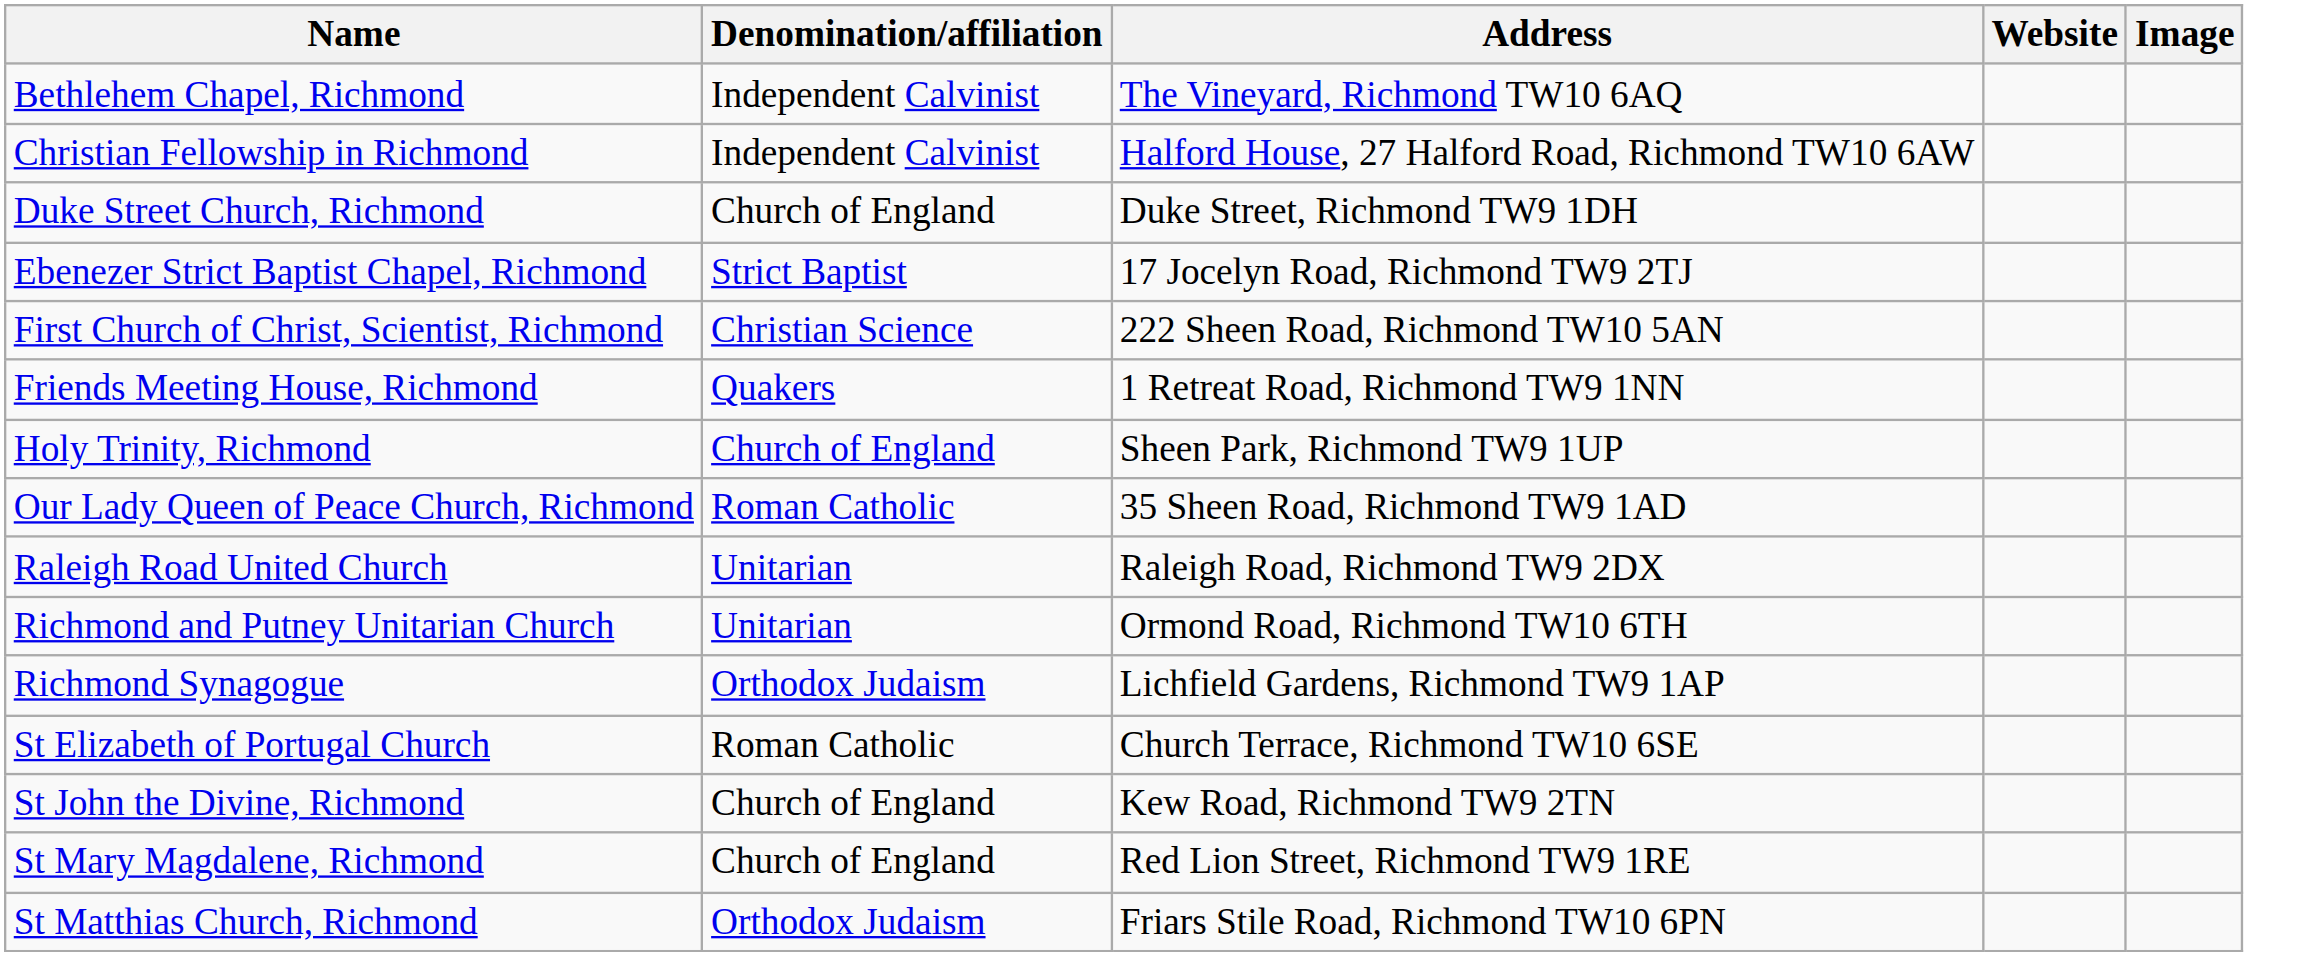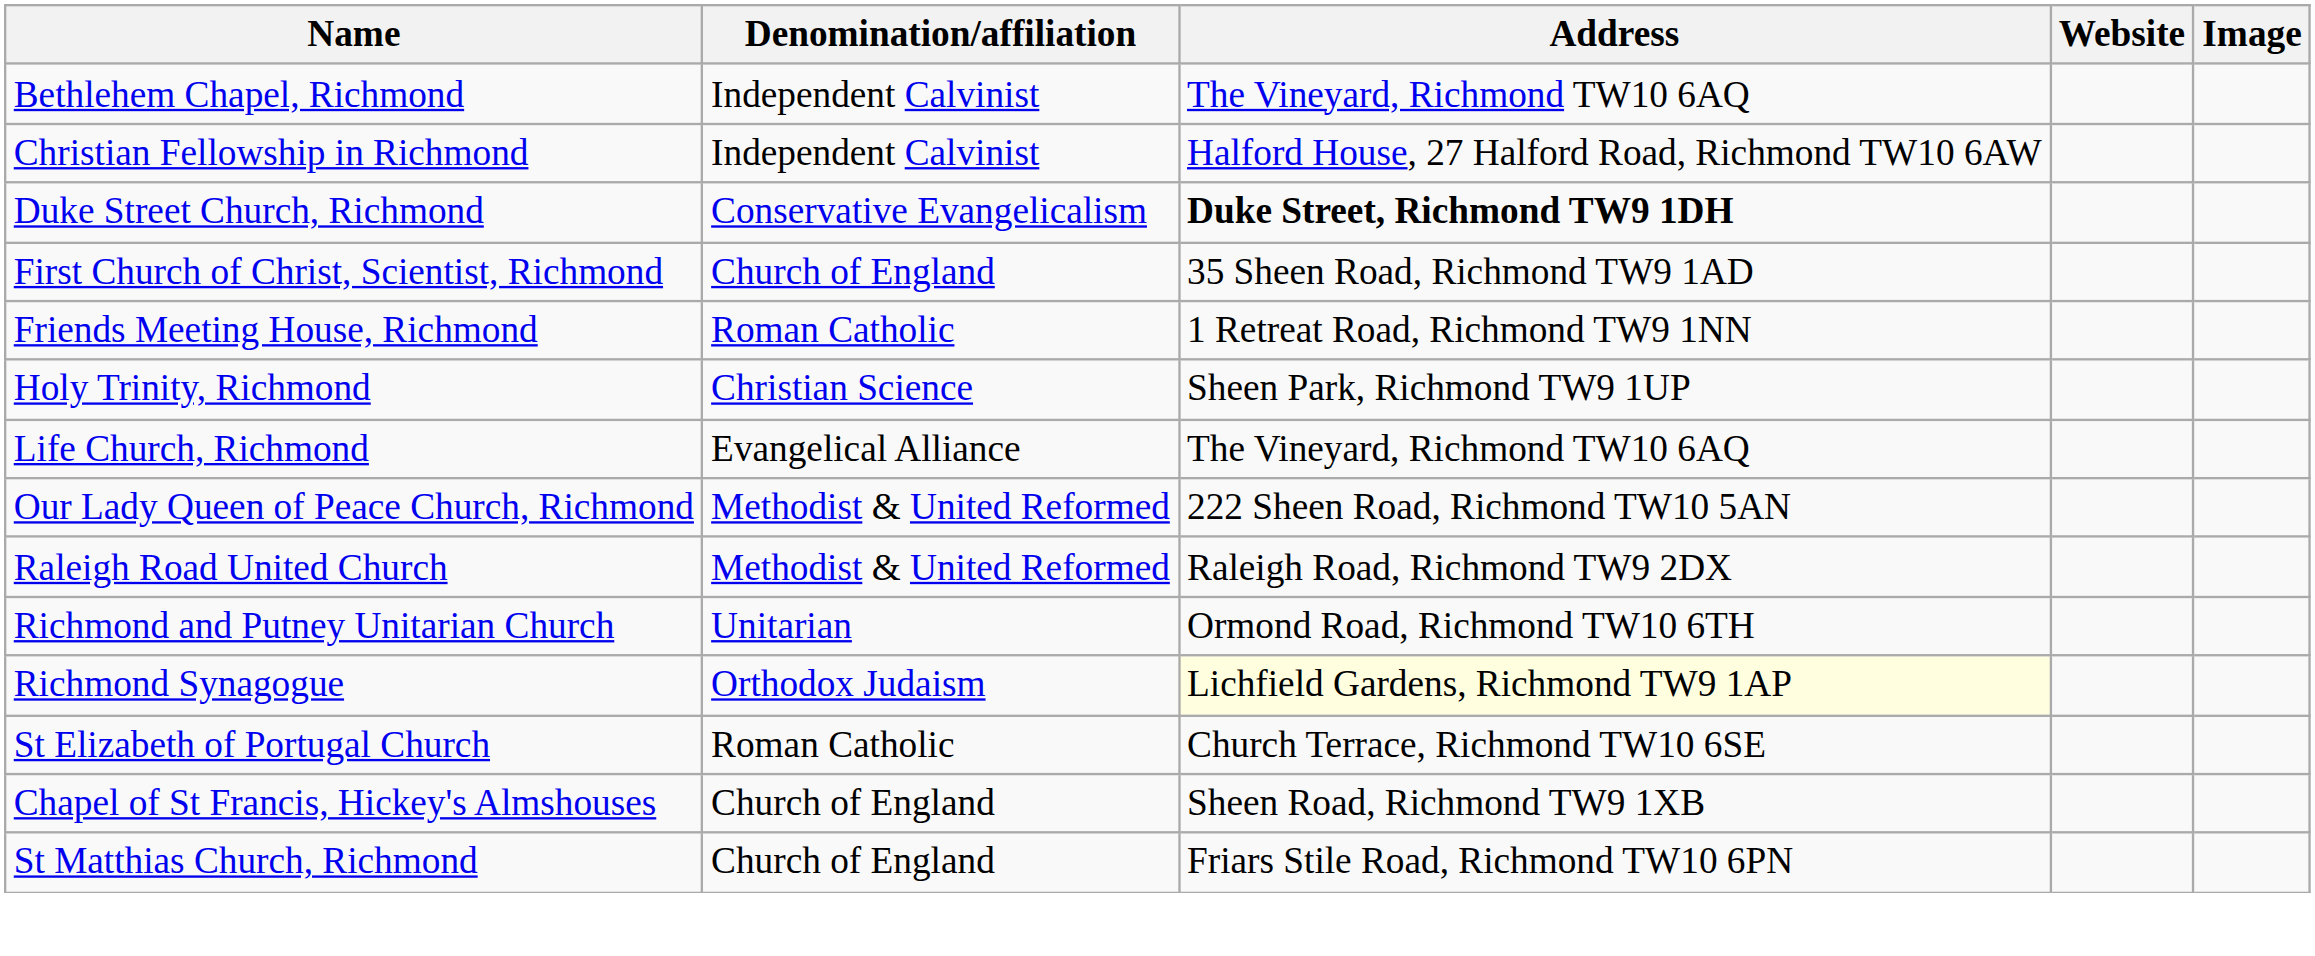(853, 211) Church of England -> (929, 211) Conservative Evangelicalism
(1379, 211) normal -> (1460, 211) bold
- row: (330, 270)
(842, 329) Christian Science -> (853, 270) Church of England
(1422, 329) 222 Sheen Road, Richmond TW10 5AN -> (1470, 270) 35 Sheen Road, Richmond TW9 1AD
(773, 388) Quakers -> (833, 329) Roman Catholic
(853, 447) Church of England -> (842, 388) Christian Science
+ row: (191, 447)
(833, 507) Roman Catholic -> (940, 507) Methodist & United Reformed
(1403, 507) 35 Sheen Road, Richmond TW9 1AD -> (1489, 507) 222 Sheen Road, Richmond TW10 5AN
(782, 566) Unitarian -> (940, 566) Methodist & United Reformed
(1422, 684) no background -> (1490, 684) lightyellow background
+ row: (335, 802)
- row: (239, 802)
- row: (249, 861)
(848, 920) Orthodox Judaism -> (853, 861) Church of England
